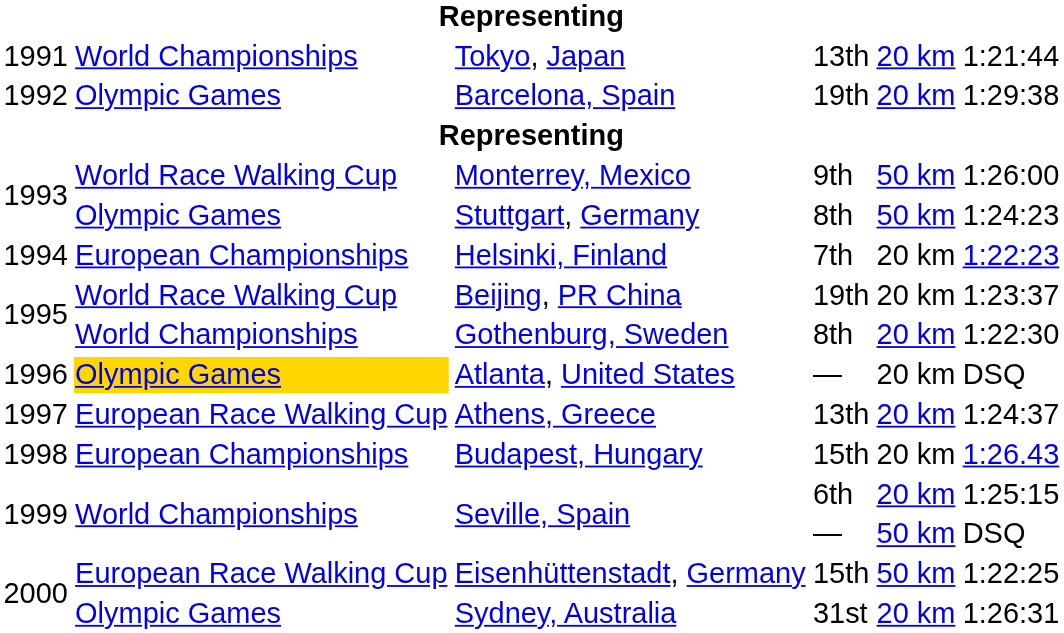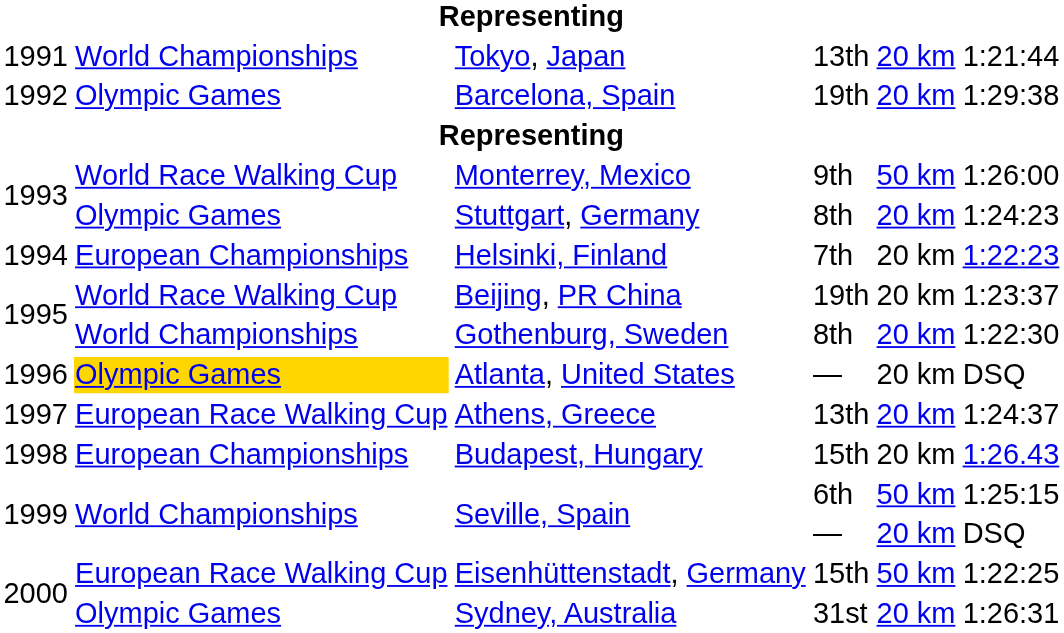(916, 215) 50 km -> (916, 215) 20 km
(916, 494) 20 km -> (916, 494) 50 km
(916, 533) 50 km -> (916, 533) 20 km
